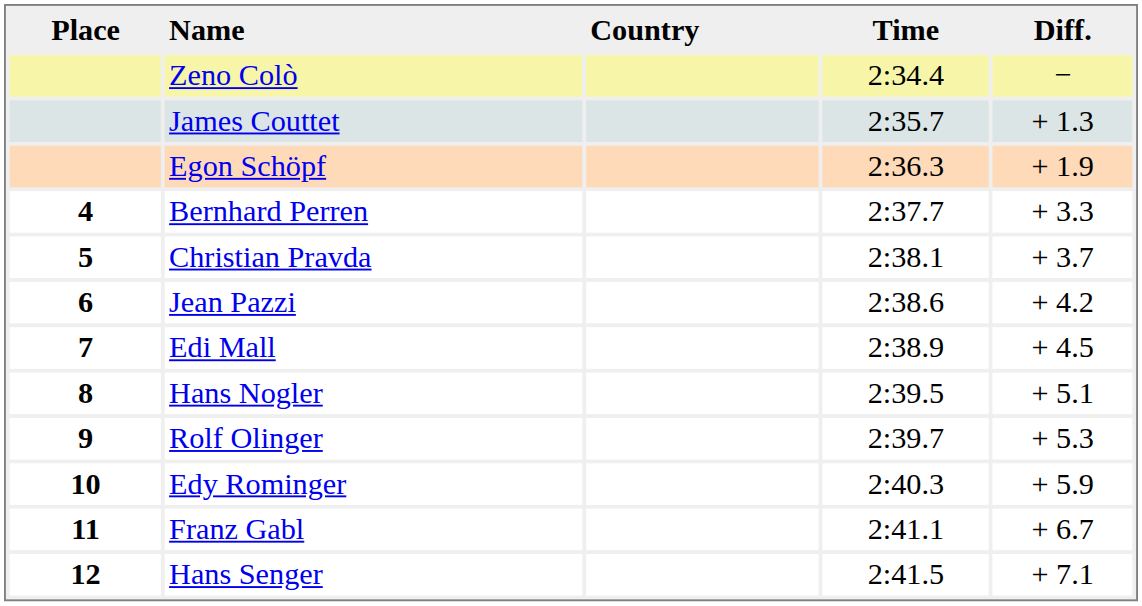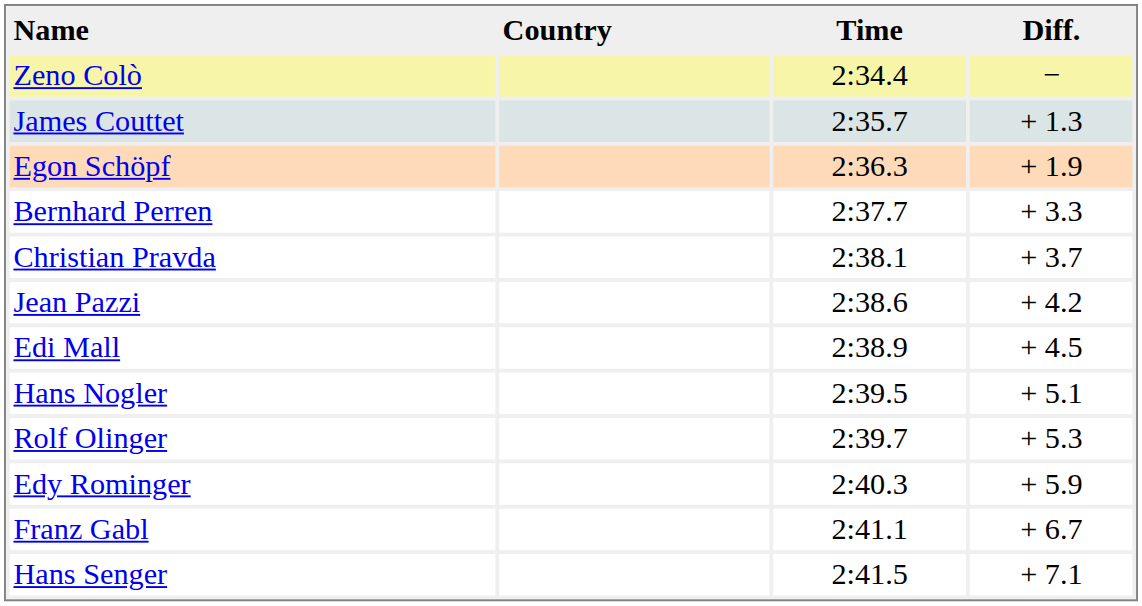- column: (86, 30)
